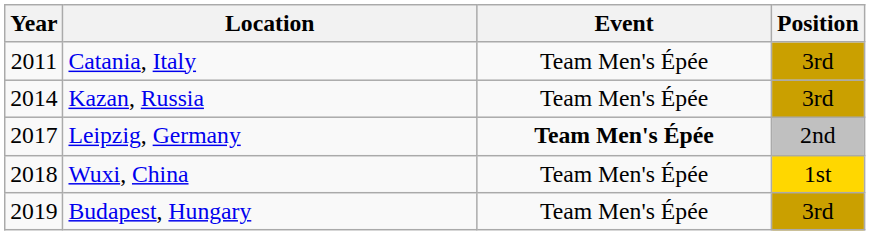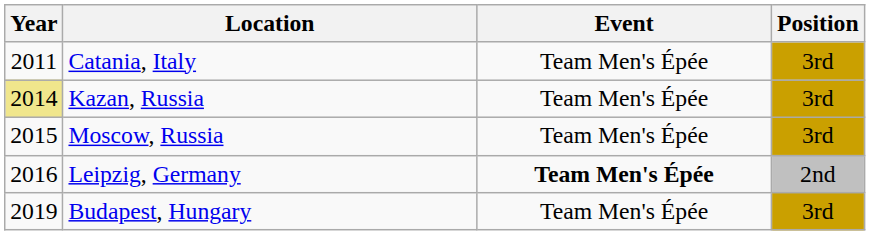(34, 98) no background -> (34, 98) khaki background
+ row: (146, 135)
(34, 135) 2017 -> (34, 173) 2016
- row: (129, 173)
